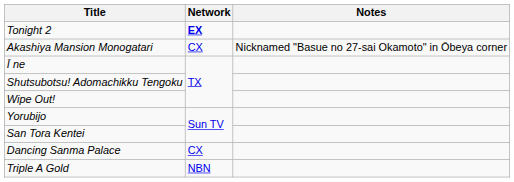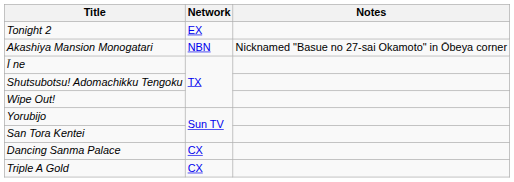(195, 30) bold -> (195, 30) normal
(195, 47) CX -> (199, 47) NBN
(199, 168) NBN -> (195, 168) CX
